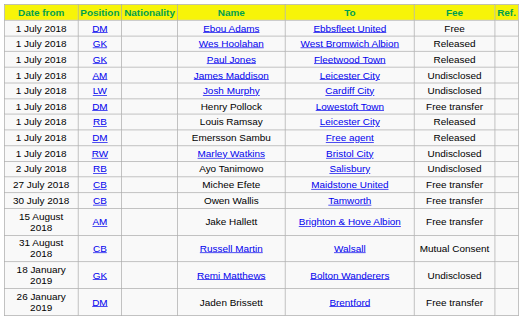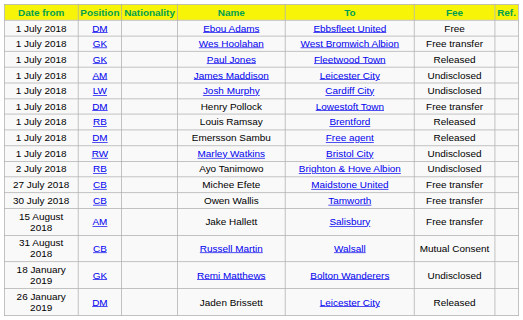(455, 44) Released -> (455, 44) Free transfer
(350, 122) Leicester City -> (350, 122) Brentford
(350, 170) Salisbury -> (350, 170) Brighton & Hove Albion
(350, 222) Brighton & Hove Albion -> (350, 222) Salisbury
(350, 302) Brentford -> (350, 302) Leicester City
(455, 302) Free transfer -> (455, 302) Released
